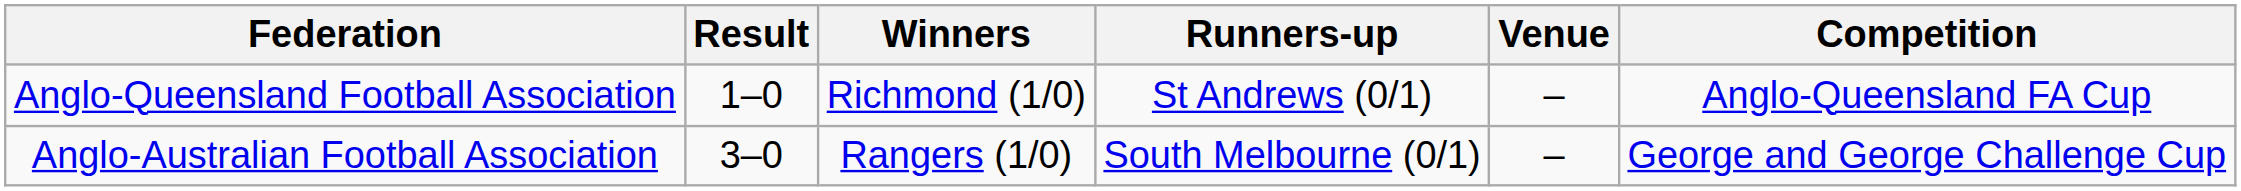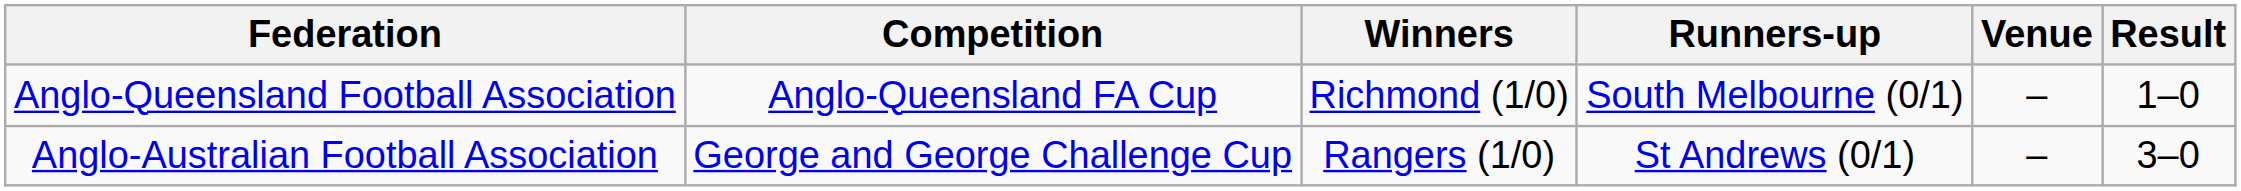columns swapped: (1927, 34) <-> (751, 34)
(1292, 94) St Andrews (0/1) -> (1775, 94) South Melbourne (0/1)
(1292, 154) South Melbourne (0/1) -> (1775, 154) St Andrews (0/1)
